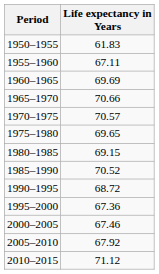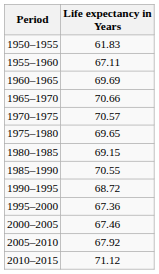(107, 170) 70.52 -> (107, 170) 70.55
